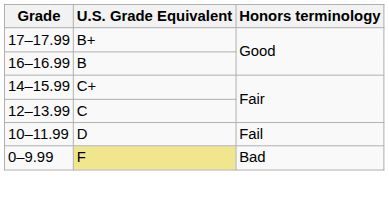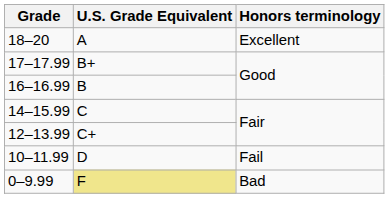+ row: (29, 39)
(87, 87) C+ -> (82, 110) C
(82, 110) C -> (87, 134) C+
